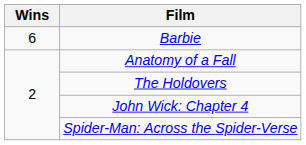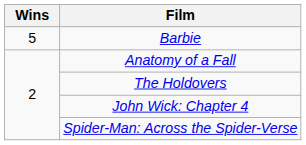(32, 38) 6 -> (32, 38) 5
